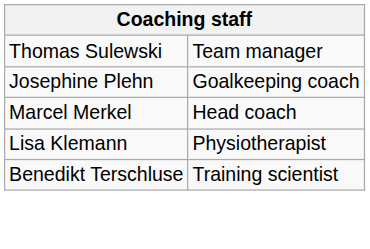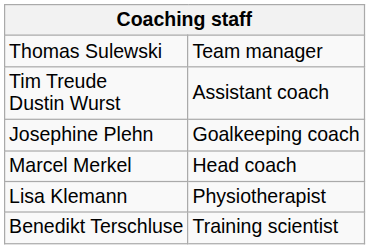+ row: (65, 92)
